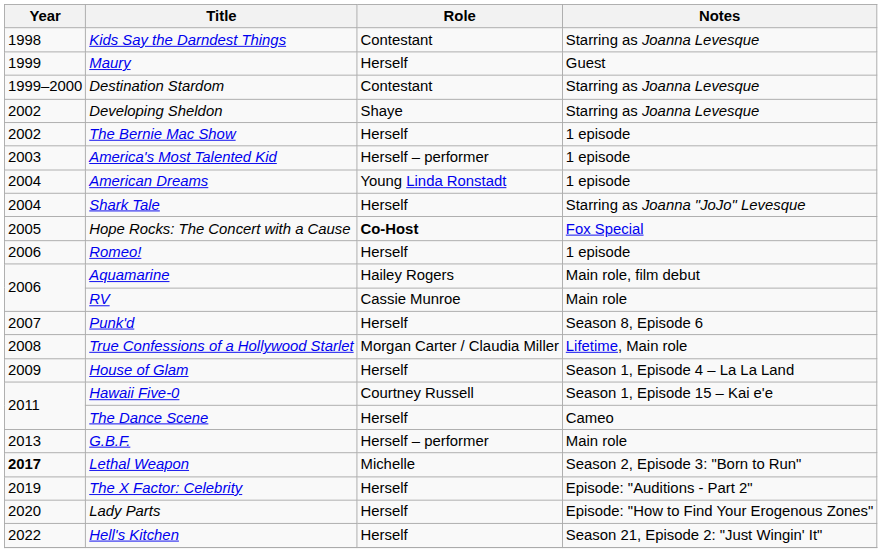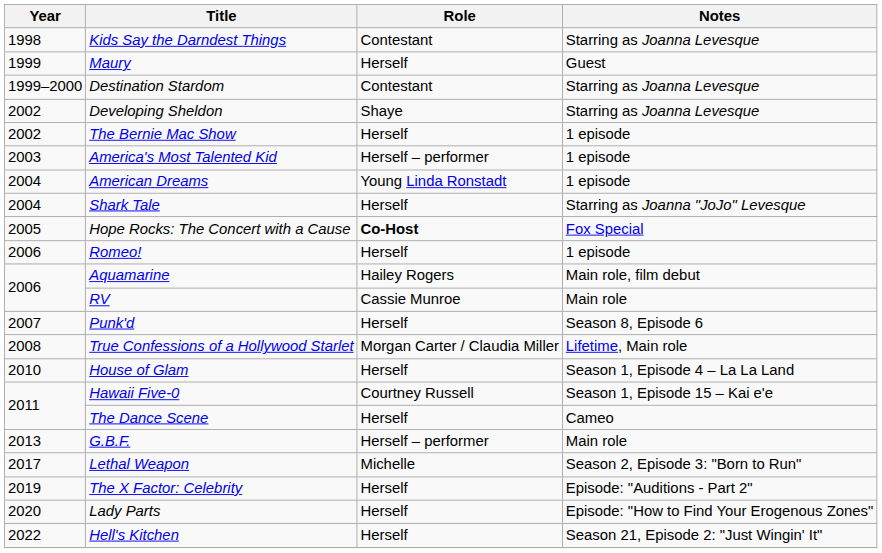(24, 370) 2009 -> (24, 370) 2010
(24, 464) bold -> (24, 464) normal
